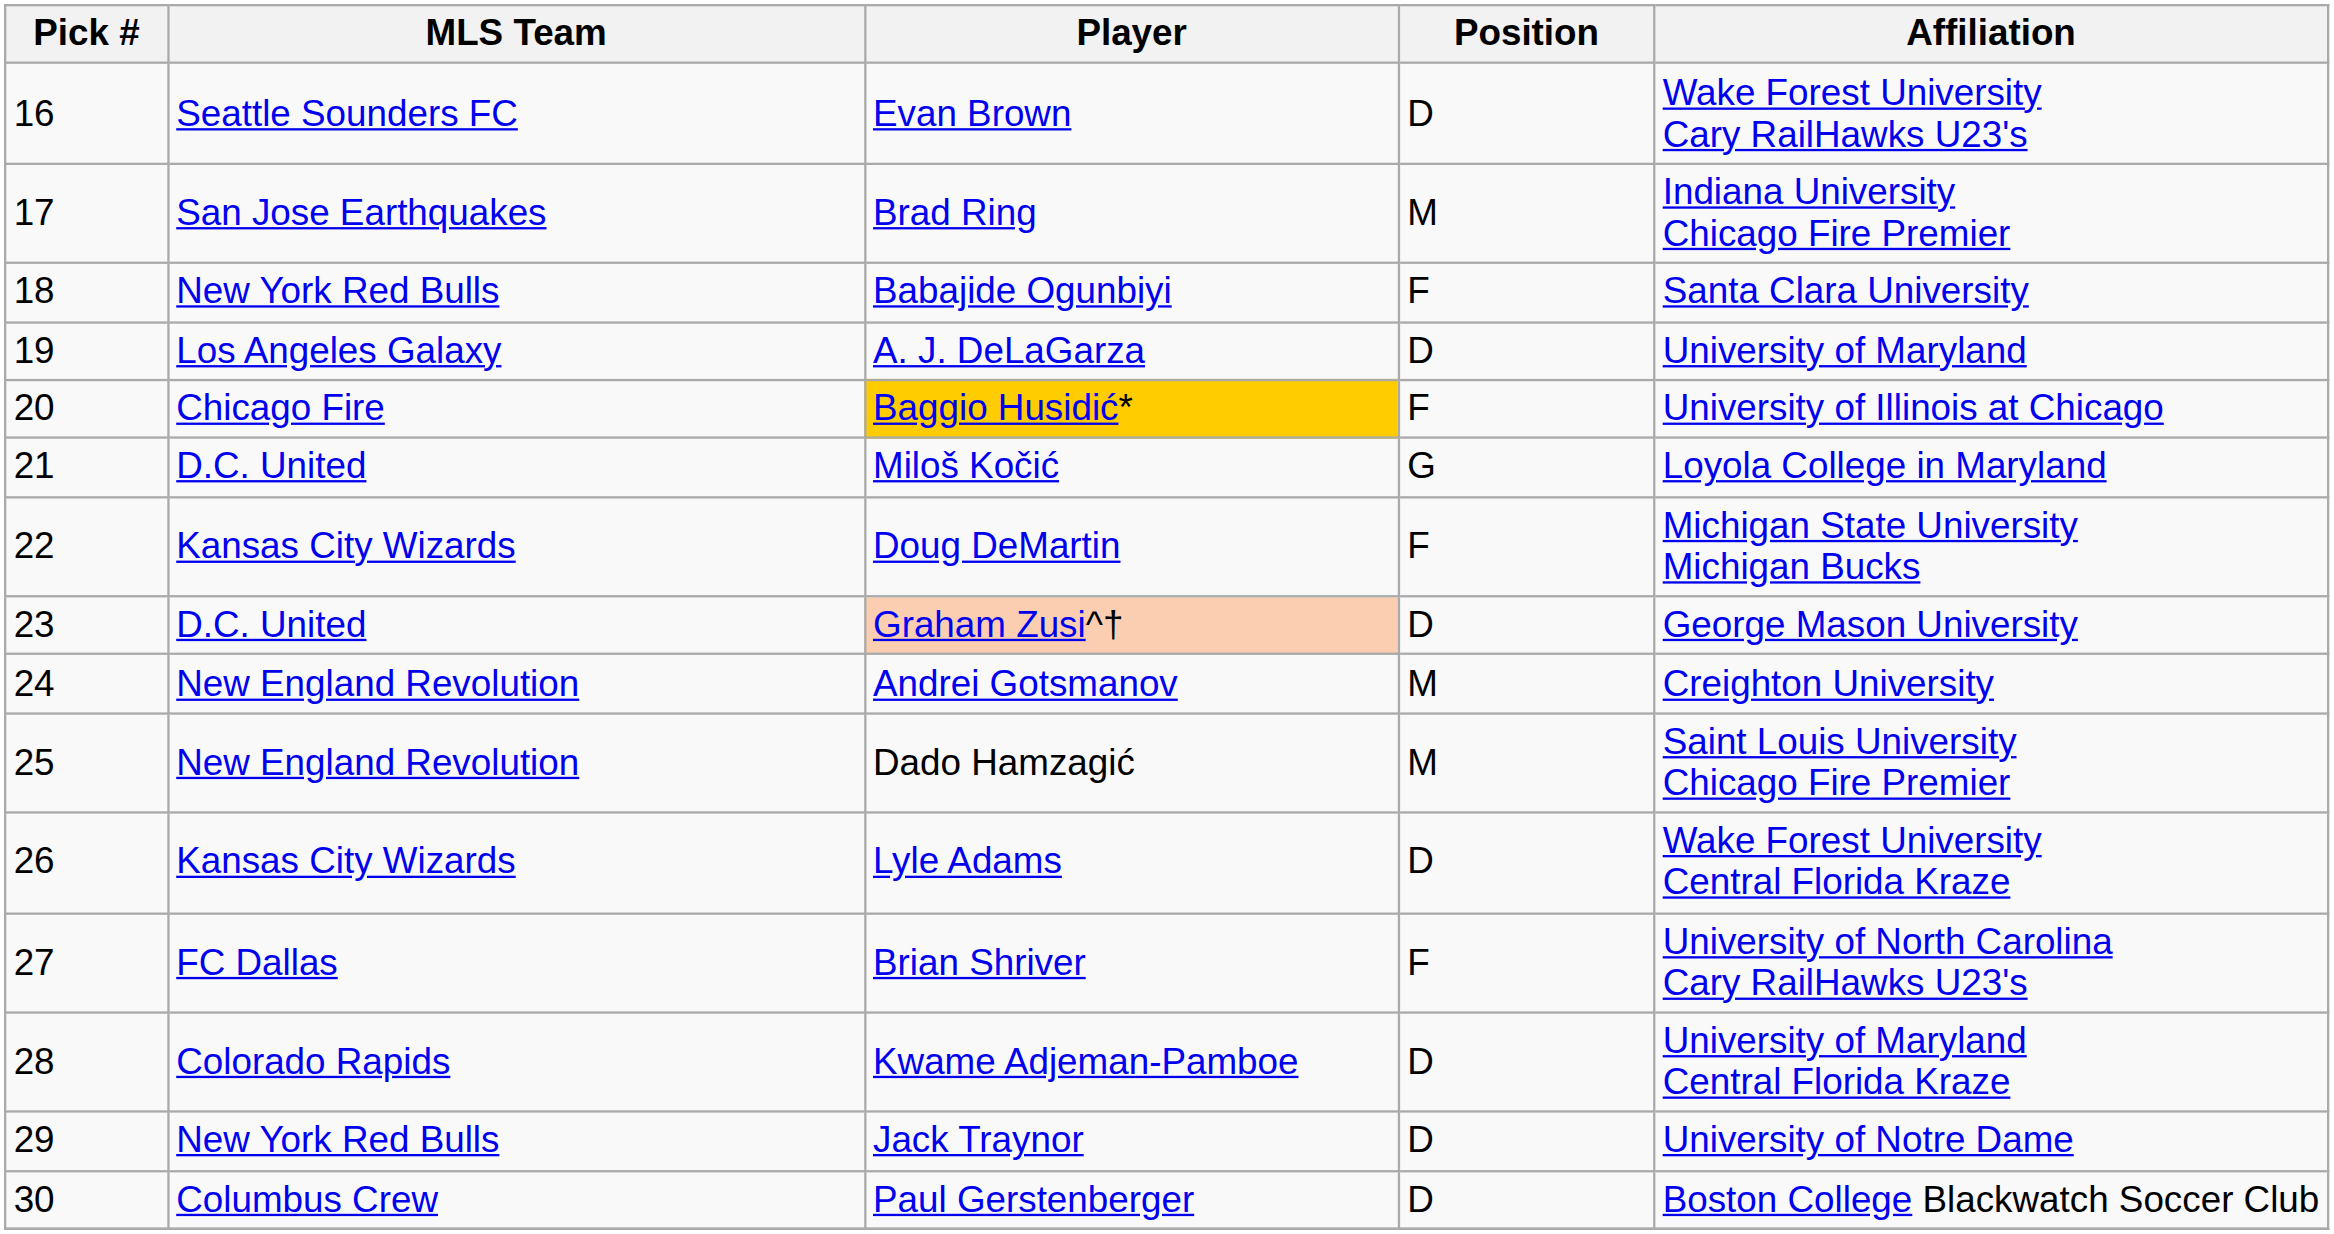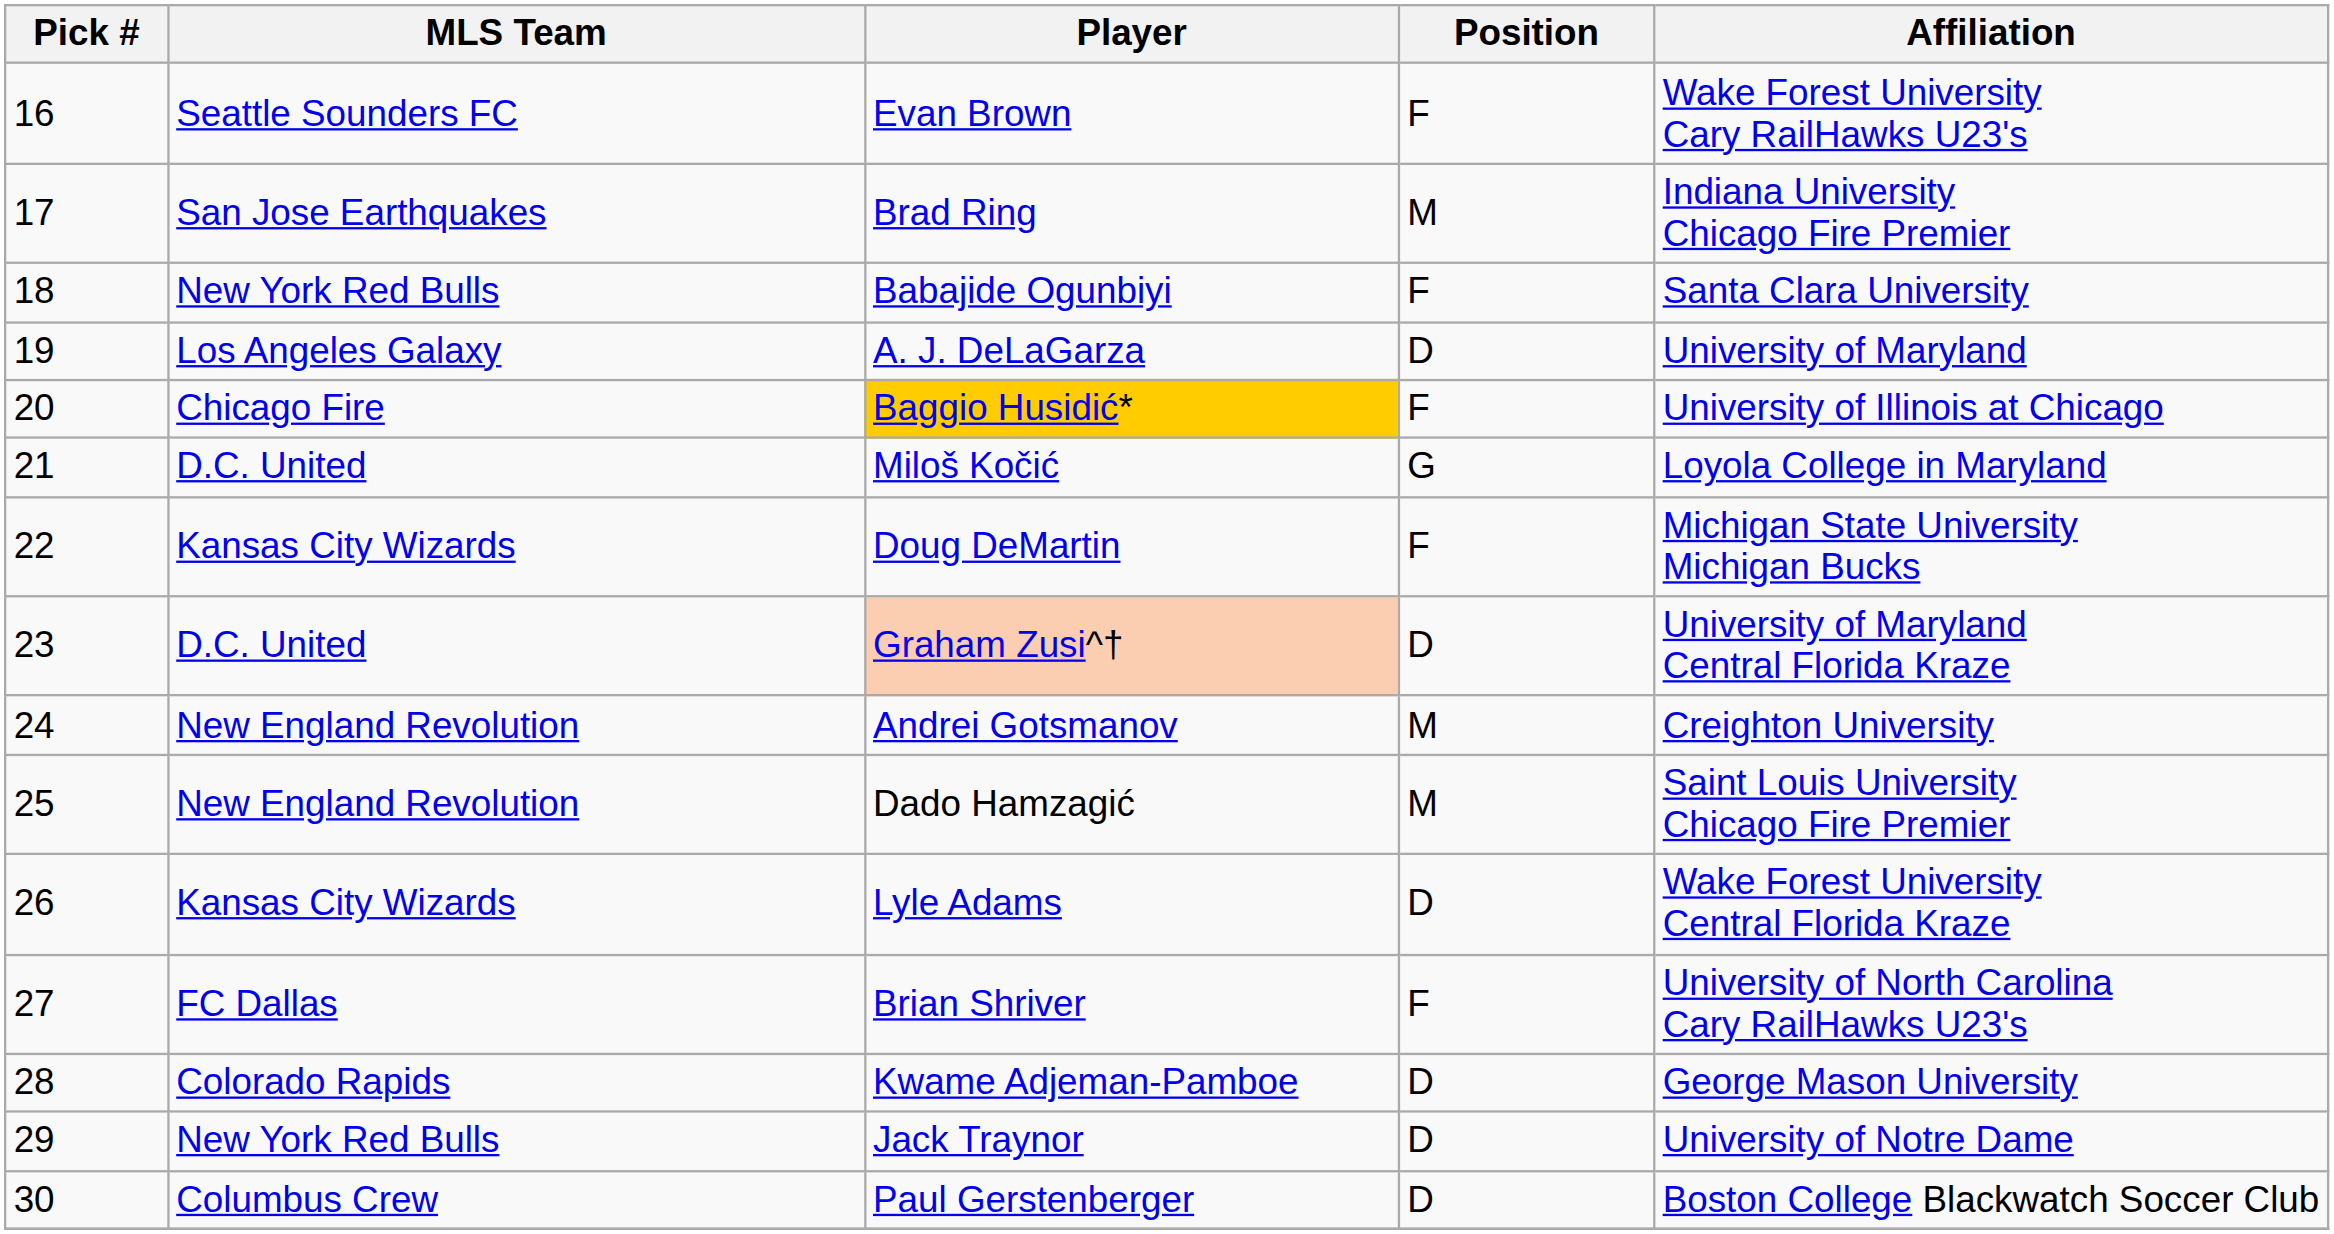(1421, 112) D -> (1418, 112) F
(1870, 624) George Mason University -> (1845, 645) University of Maryland Central Florida Kraze
(1845, 1061) University of Maryland Central Florida Kraze -> (1870, 1082) George Mason University
